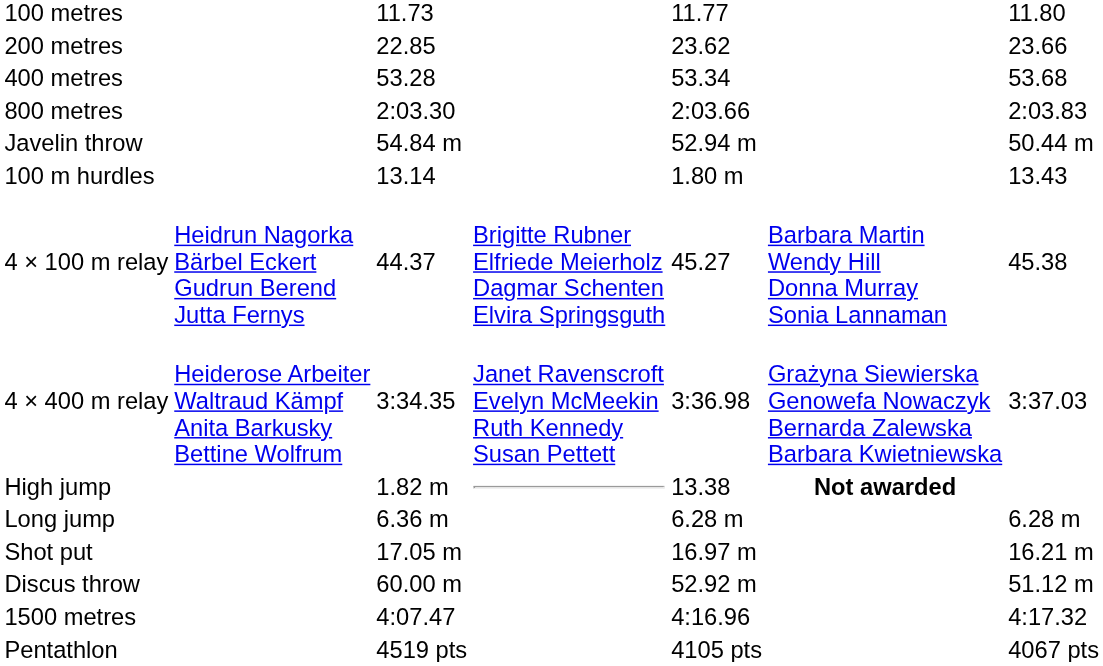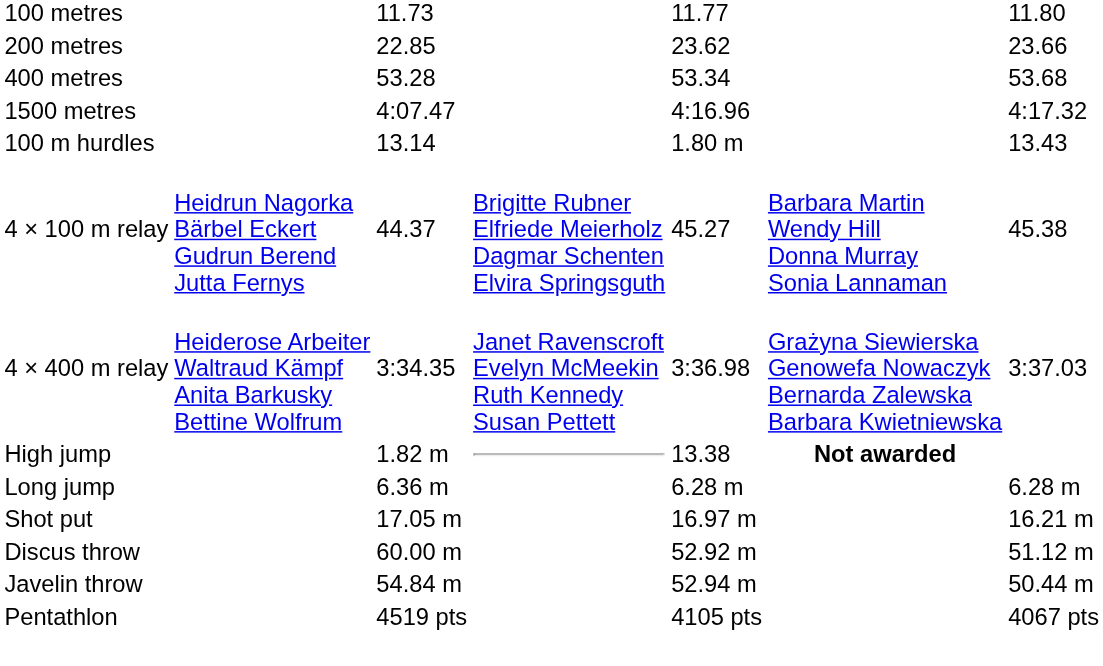- row: (64, 111)
rows swapped: (70, 617) <-> (74, 143)
